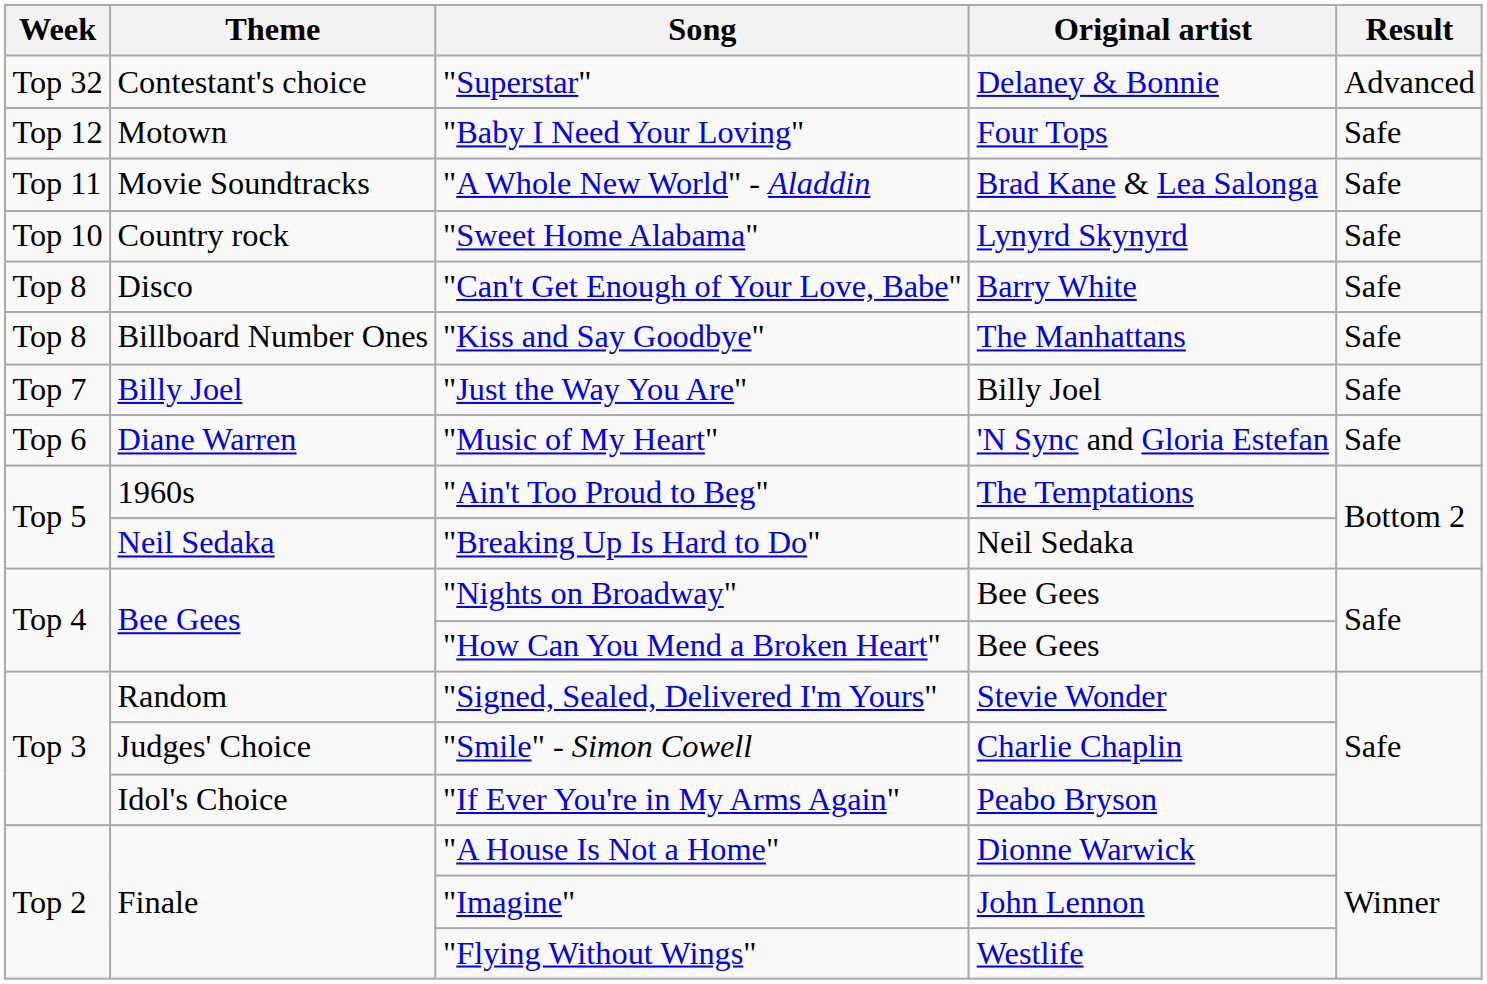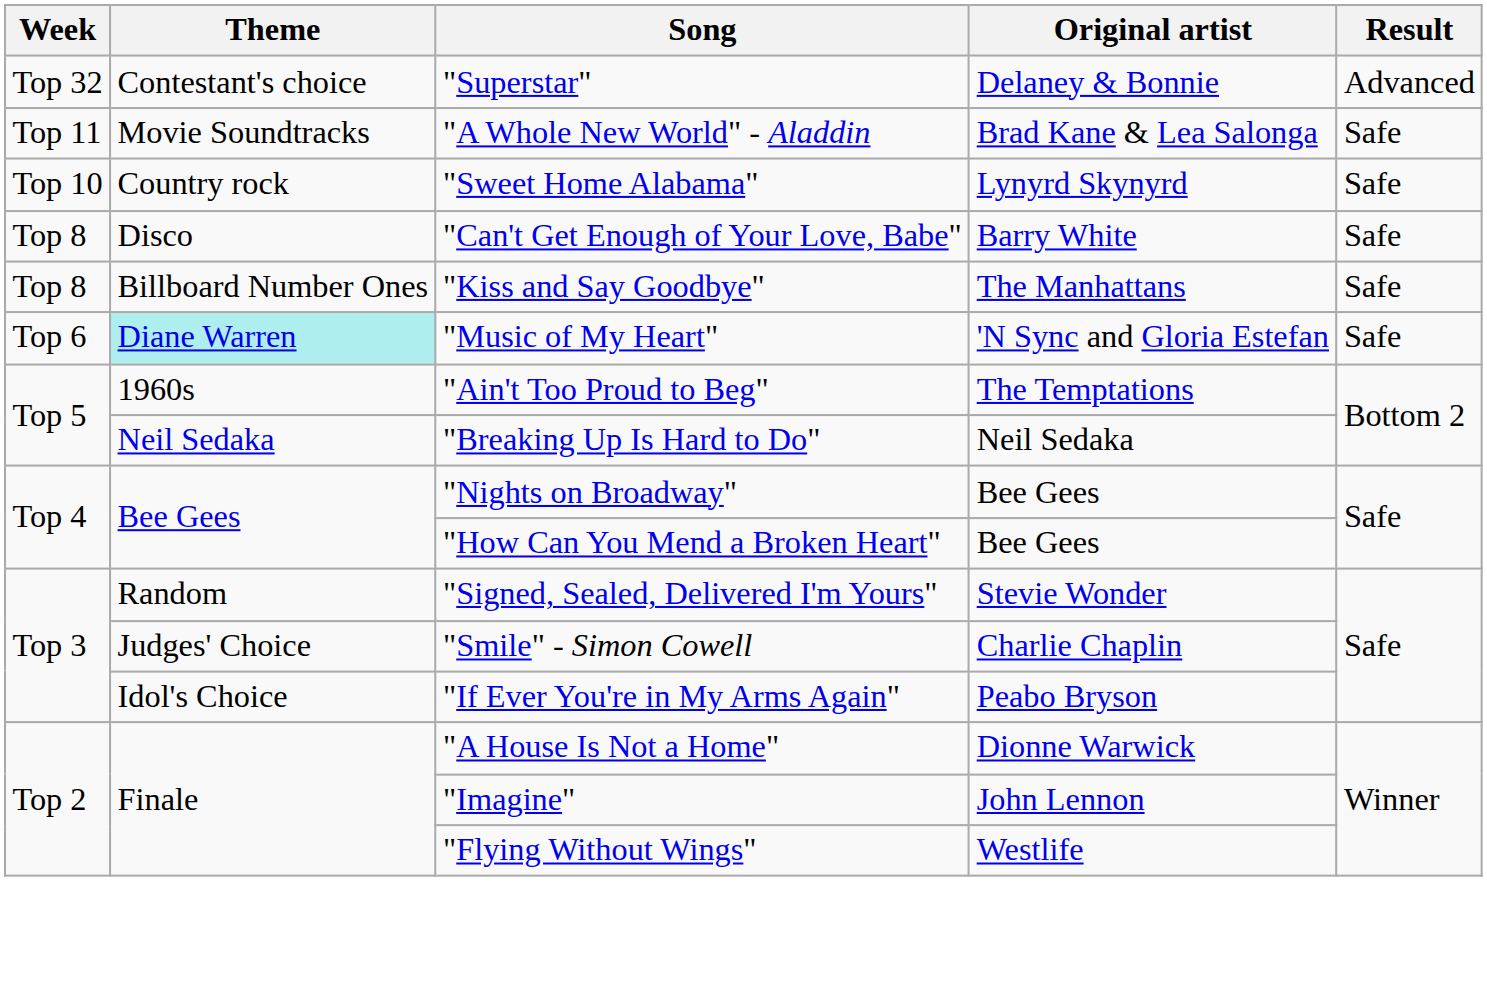- row: (624, 132)
- row: (595, 388)
(207, 440) no background -> (207, 337) paleturquoise background
